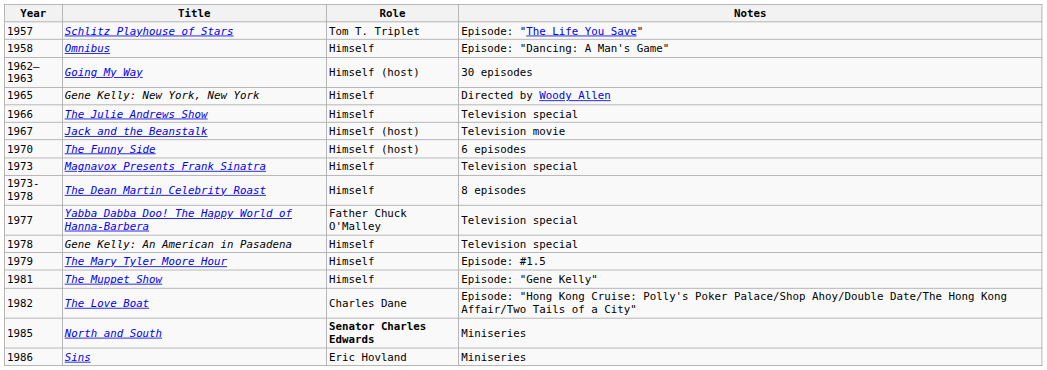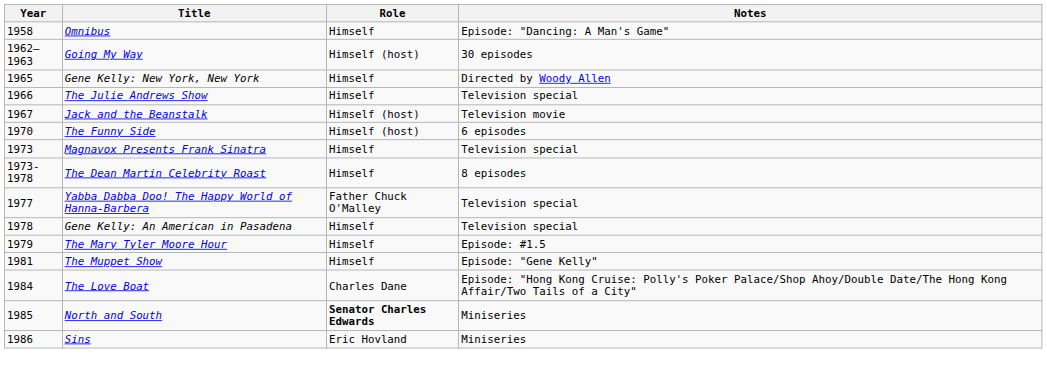- row: (149, 31)
(20, 303) 1982 -> (20, 285) 1984
